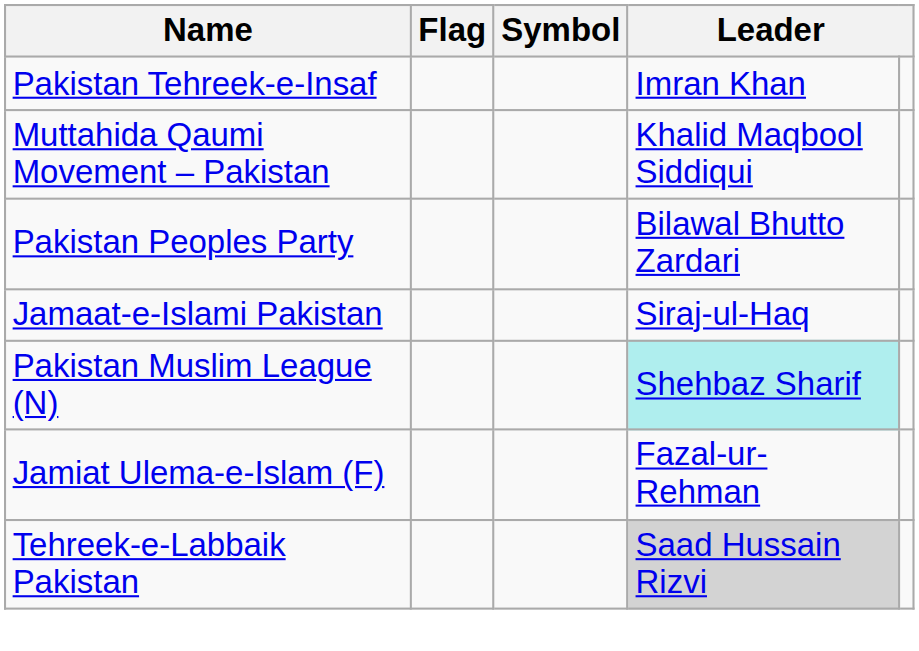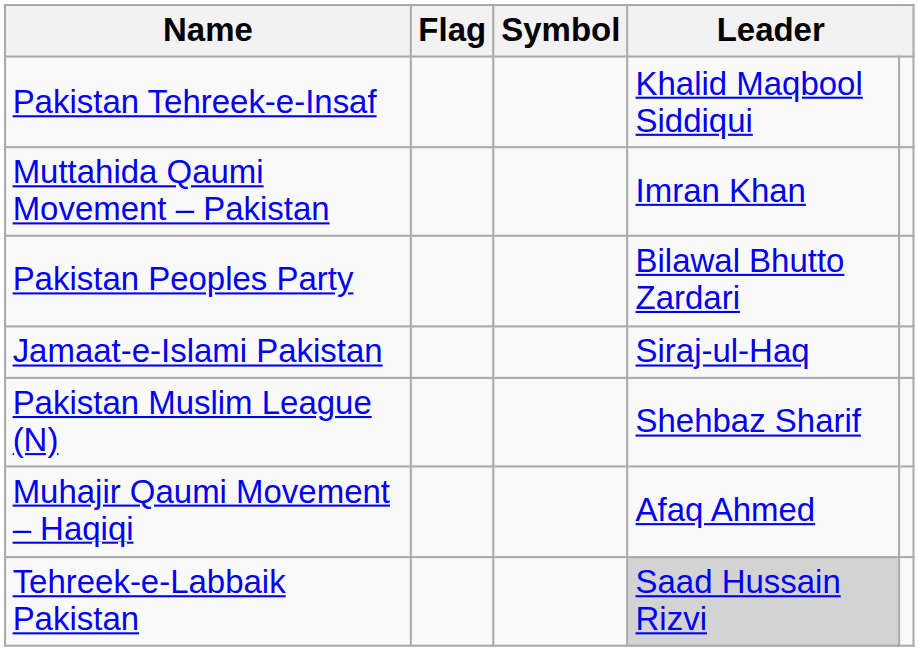(721, 82) Imran Khan -> (749, 101) Khalid Maqbool Siddiqui
(749, 153) Khalid Maqbool Siddiqui -> (721, 190) Imran Khan
(748, 384) paleturquoise background -> (748, 421) no background
- row: (199, 474)
+ row: (201, 511)
